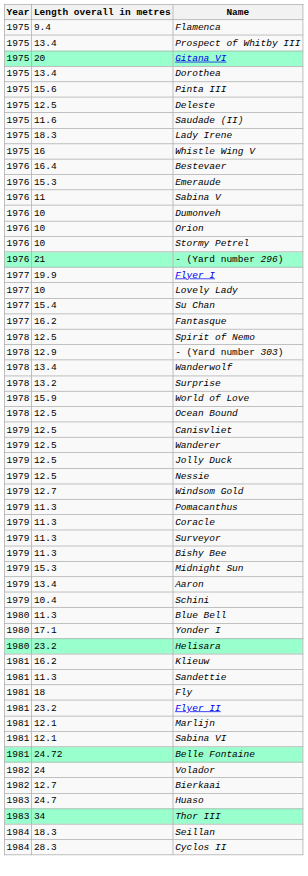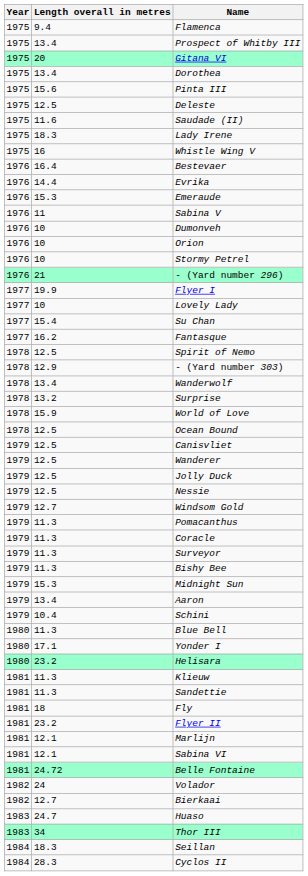+ row: (192, 182)
(45, 662) 16.2 -> (45, 677) 11.3
